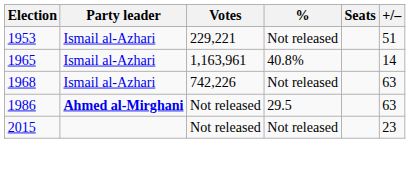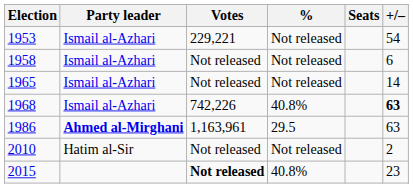(389, 37) 51 -> (393, 37) 54
+ row: (22, 60)
(218, 60) 1,163,961 -> (225, 82) Not released
(285, 60) 40.8% -> (306, 82) Not released
(303, 82) Not released -> (289, 104) 40.8%
(389, 82) normal -> (393, 104) bold
(225, 104) Not released -> (218, 127) 1,163,961
+ row: (22, 149)
(225, 127) normal -> (227, 171) bold
(303, 127) Not released -> (289, 171) 40.8%
